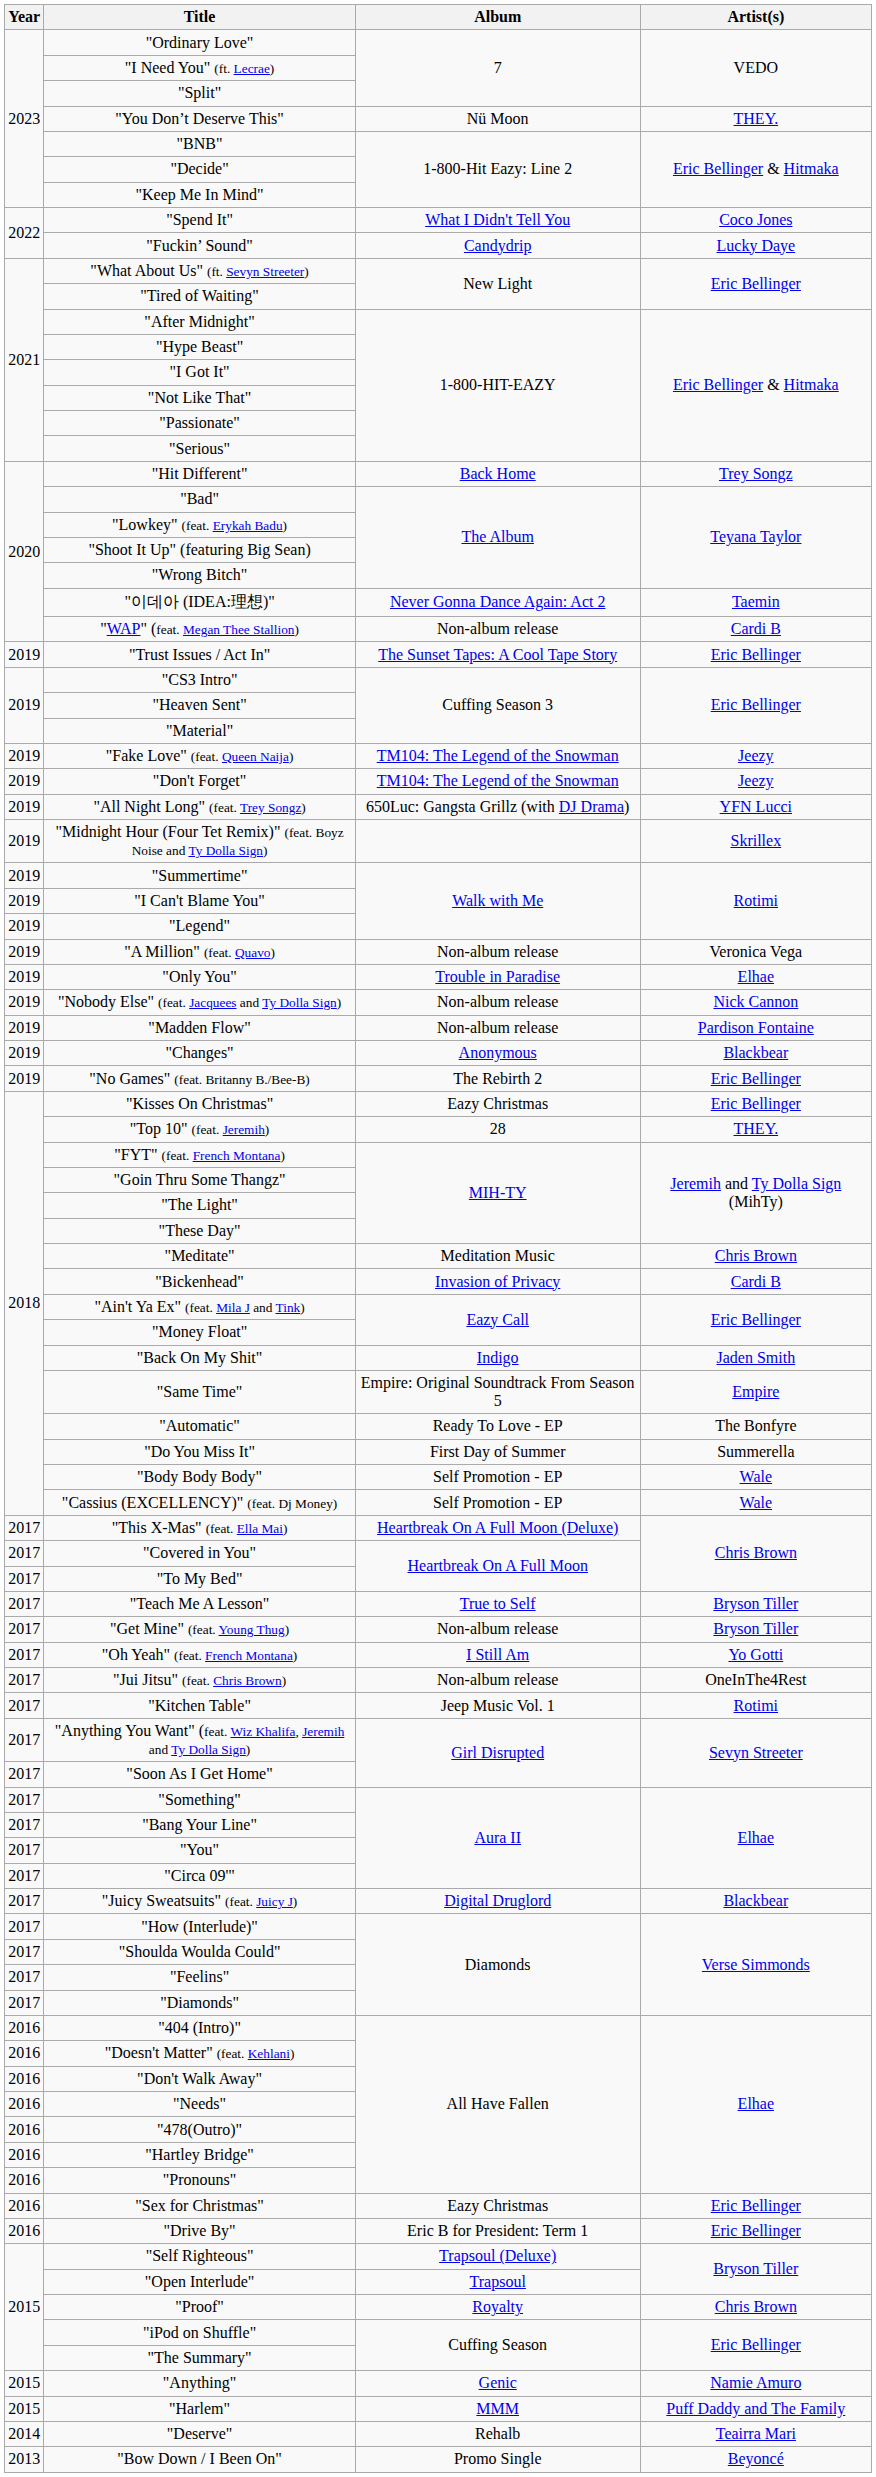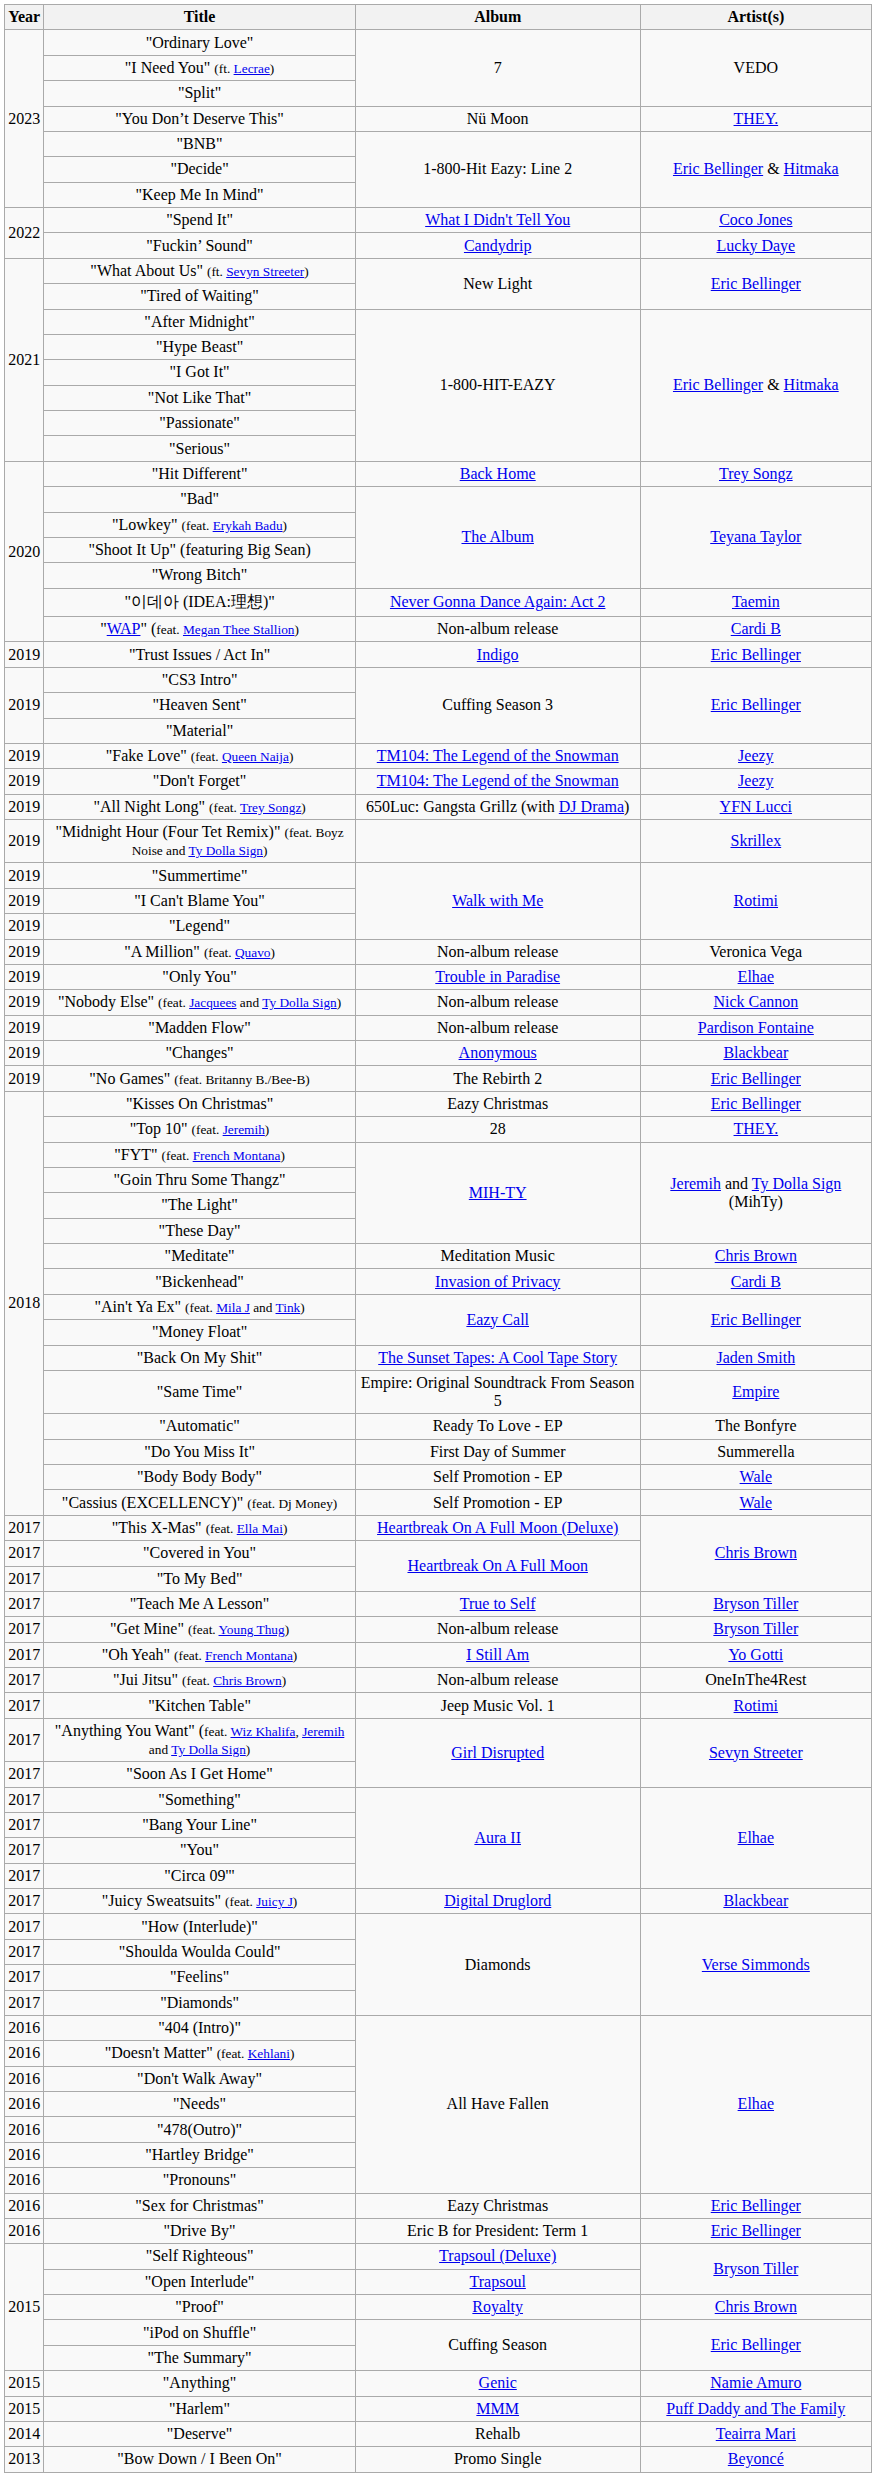(498, 654) The Sunset Tapes: A Cool Tape Story -> (498, 654) Indigo
(498, 1357) Indigo -> (498, 1357) The Sunset Tapes: A Cool Tape Story
